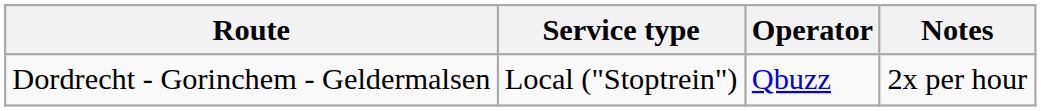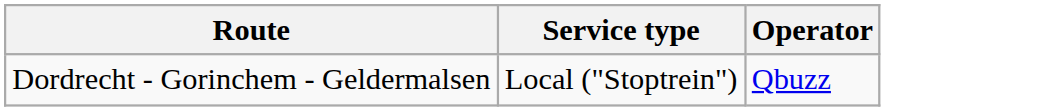- column: (957, 29)
